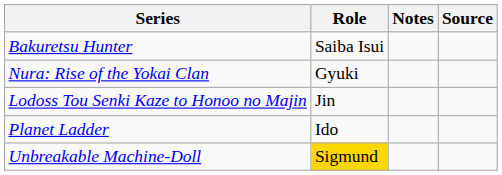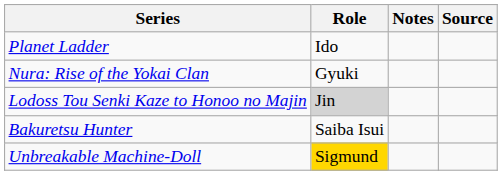rows swapped: (70, 45) <-> (59, 128)
(325, 101) no background -> (325, 101) lightgrey background
